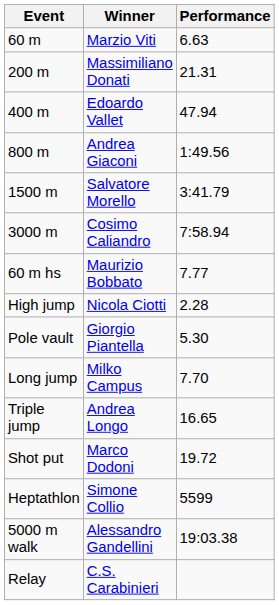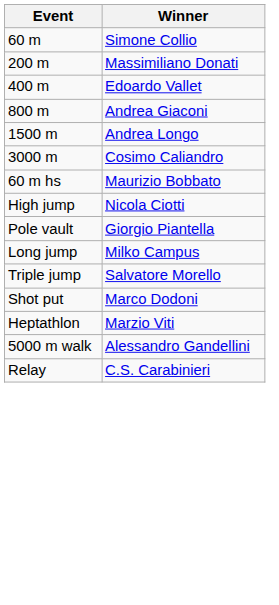- column: (225, 16)
(121, 39) Marzio Viti -> (151, 39) Simone Collio
(118, 192) Salvatore Morello -> (152, 134) Andrea Longo
(111, 418) Andrea Longo -> (163, 275) Salvatore Morello
(112, 498) Simone Collio -> (140, 323) Marzio Viti
